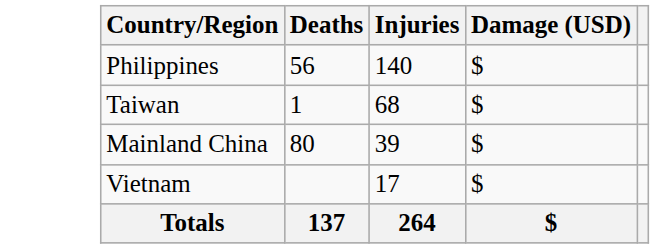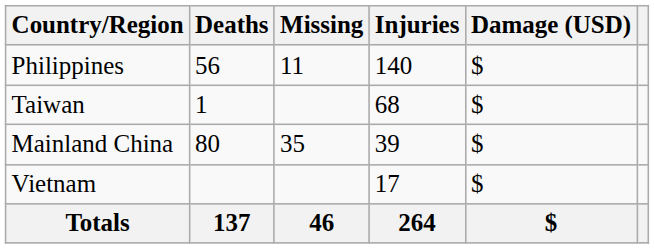+ column: (322, 25)
